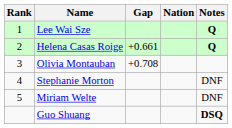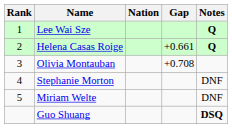columns swapped: (179, 13) <-> (143, 13)
